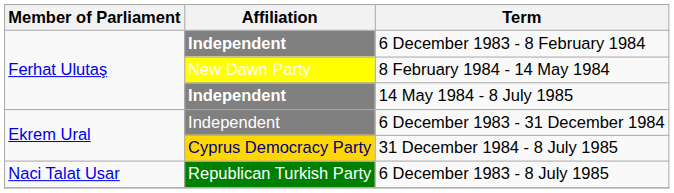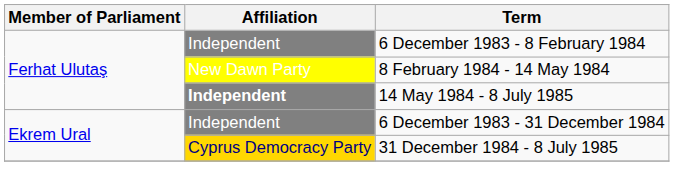(237, 43) bold -> (234, 43) normal
- row: (494, 174)
